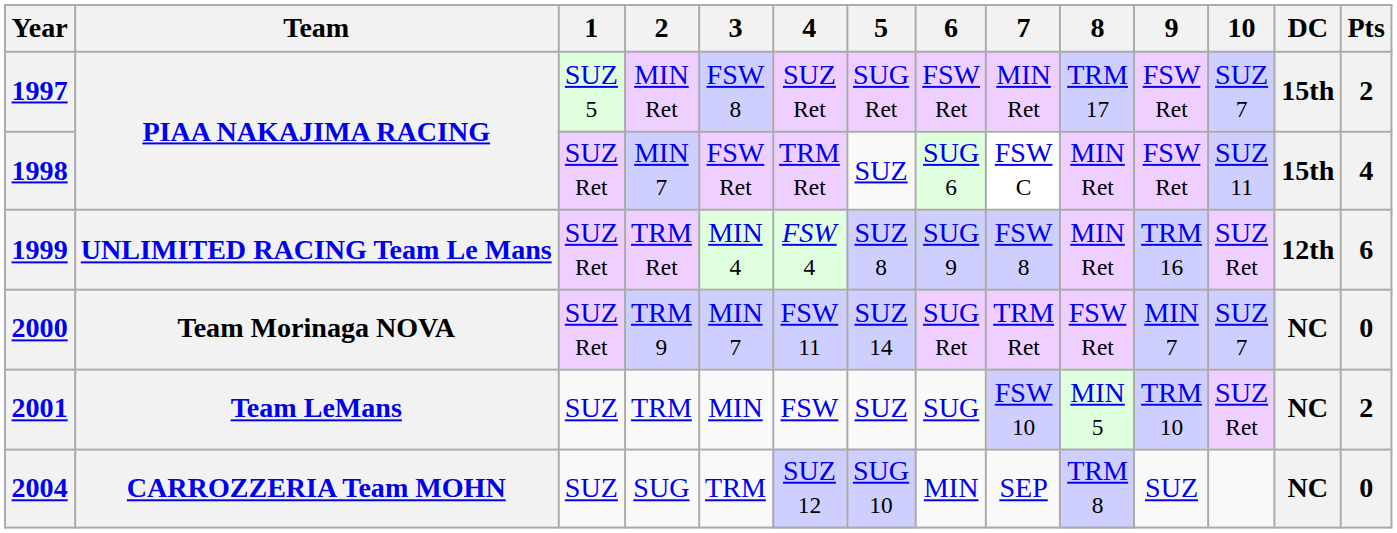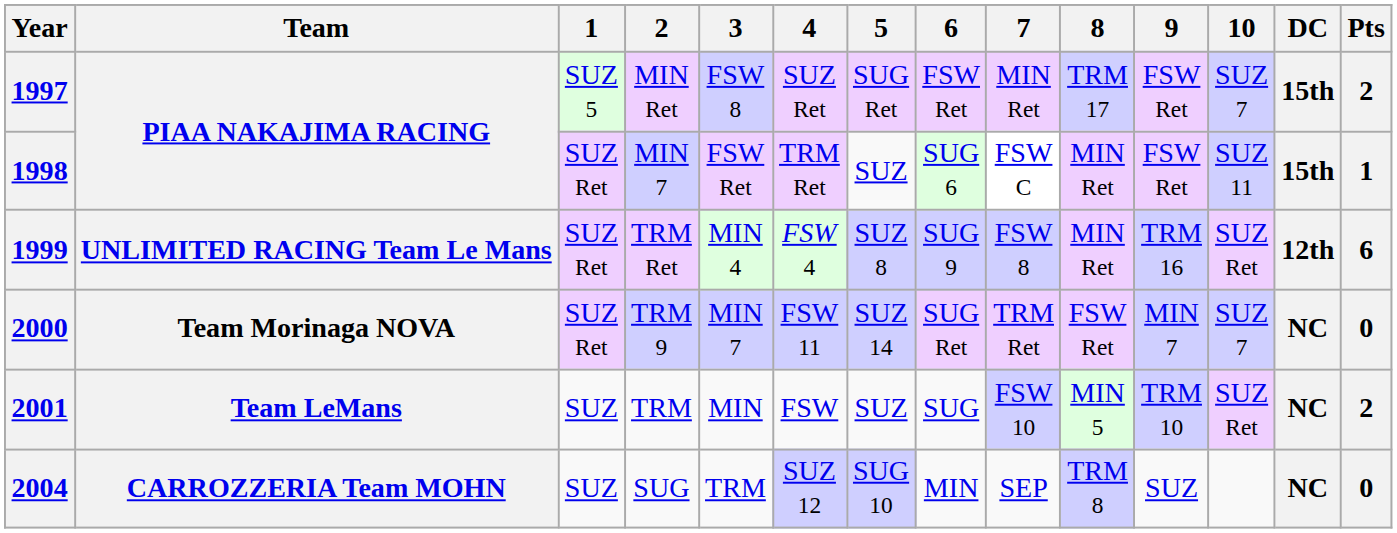(1366, 170) 4 -> (1366, 170) 1
